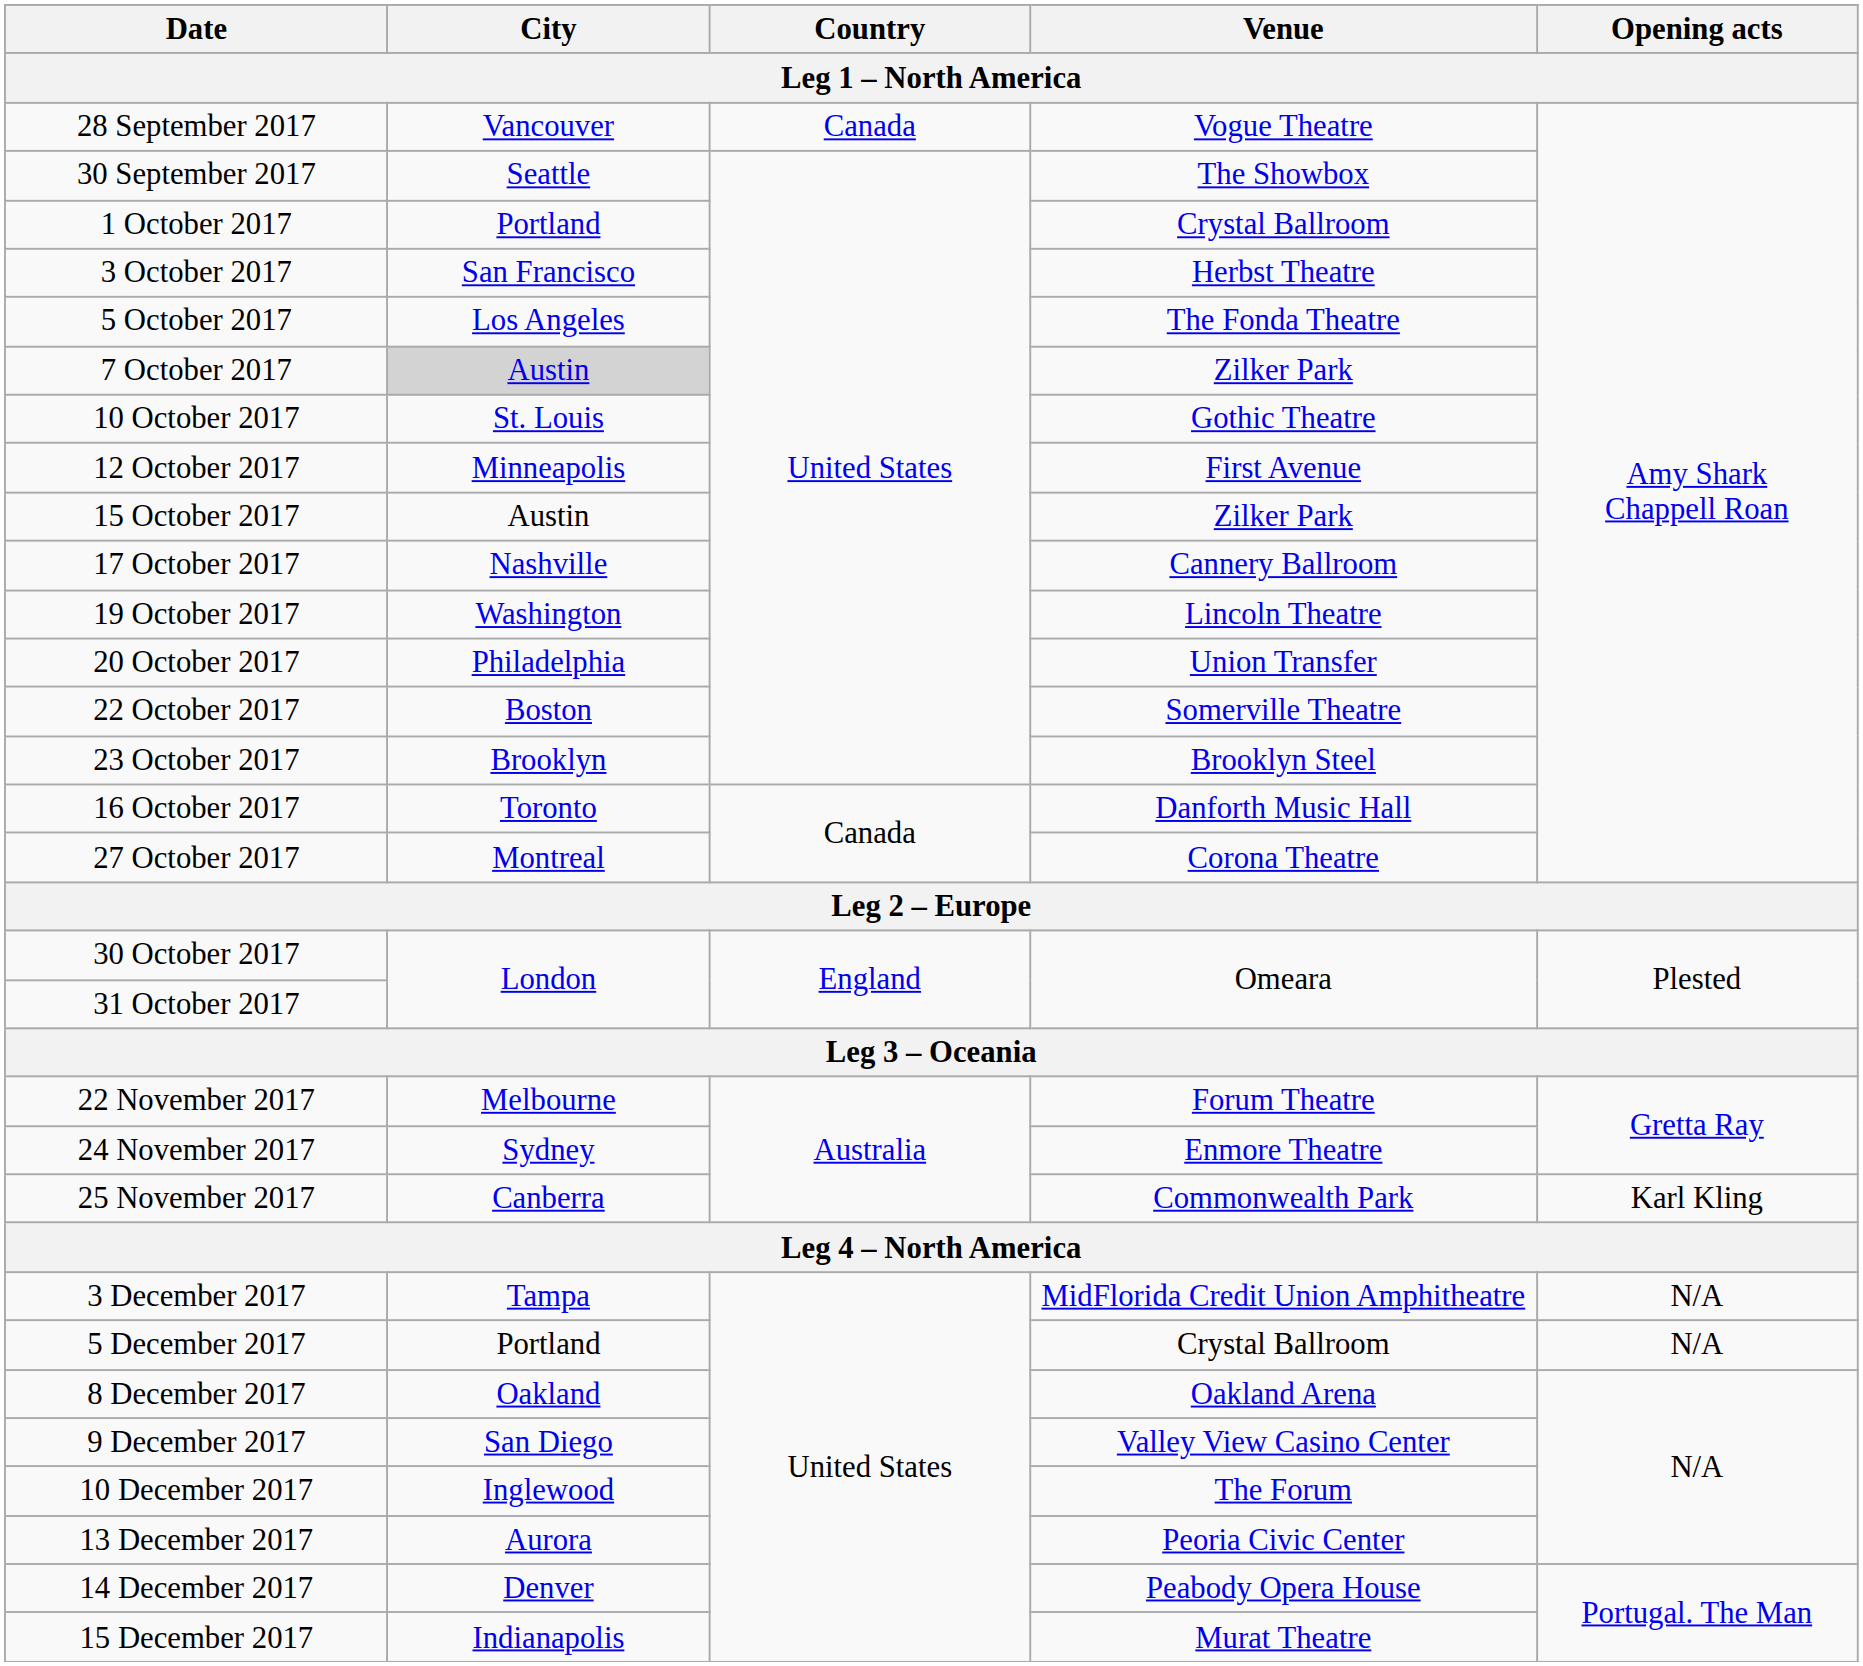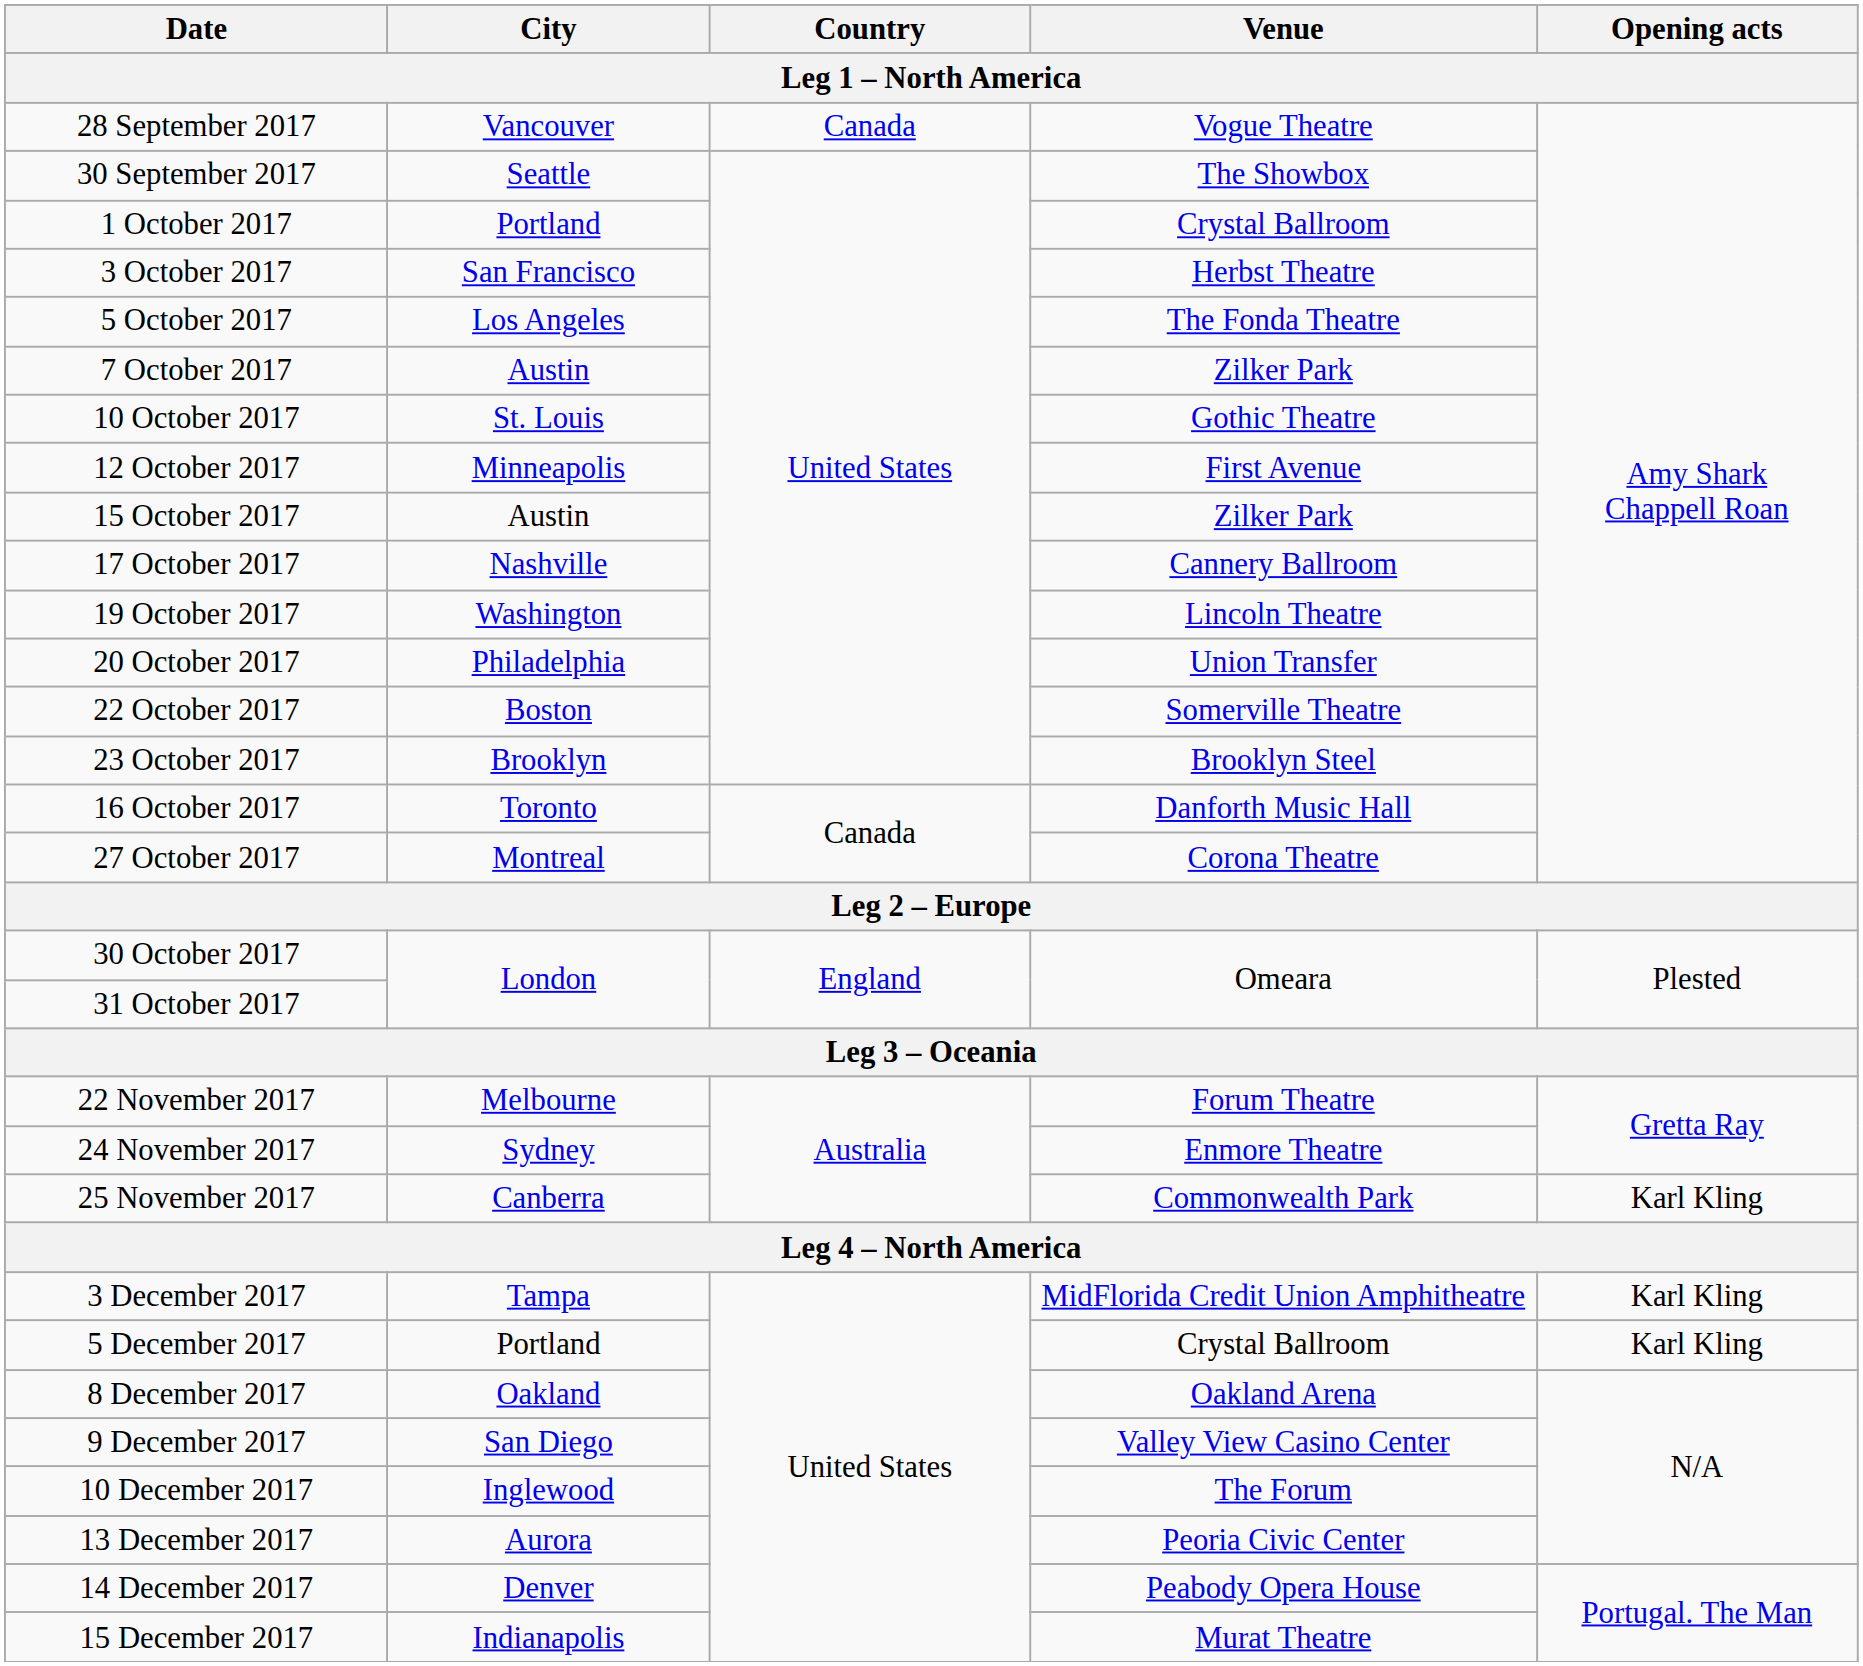(548, 369) lightgrey background -> (548, 369) no background
(1697, 1295) N/A -> (1697, 1295) Karl Kling
(1697, 1344) N/A -> (1697, 1344) Karl Kling
